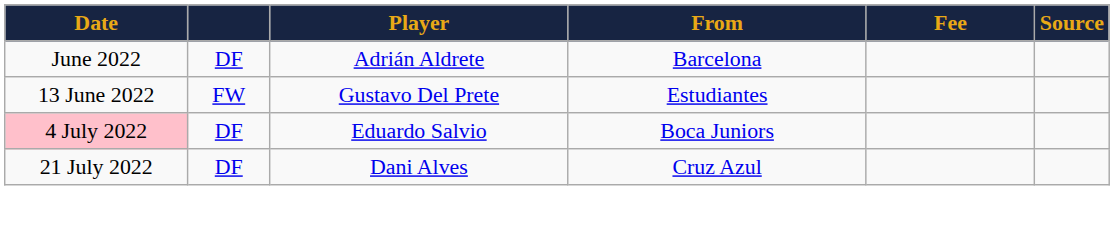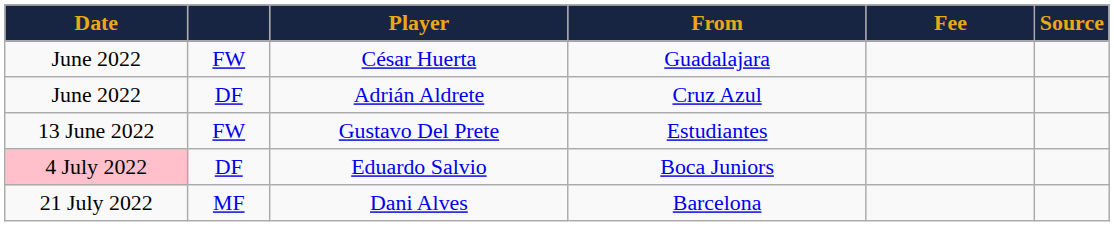+ row: (419, 58)
(717, 58) Barcelona -> (717, 94) Cruz Azul
(229, 167) DF -> (229, 203) MF
(717, 167) Cruz Azul -> (717, 203) Barcelona
